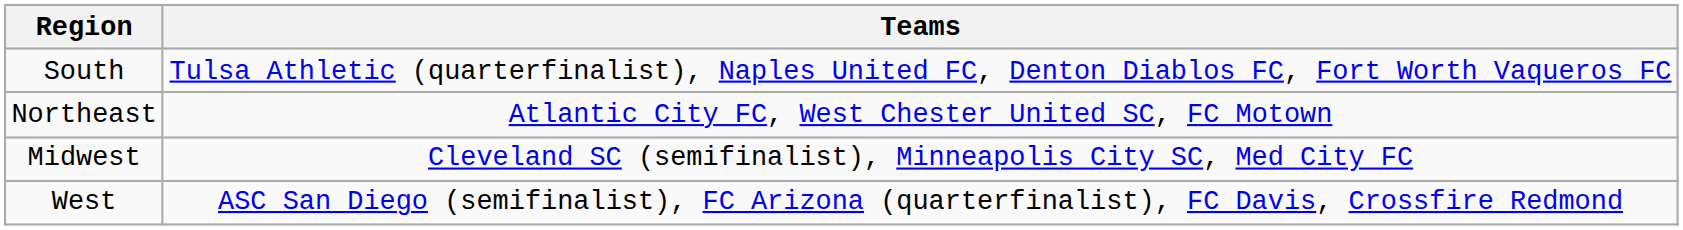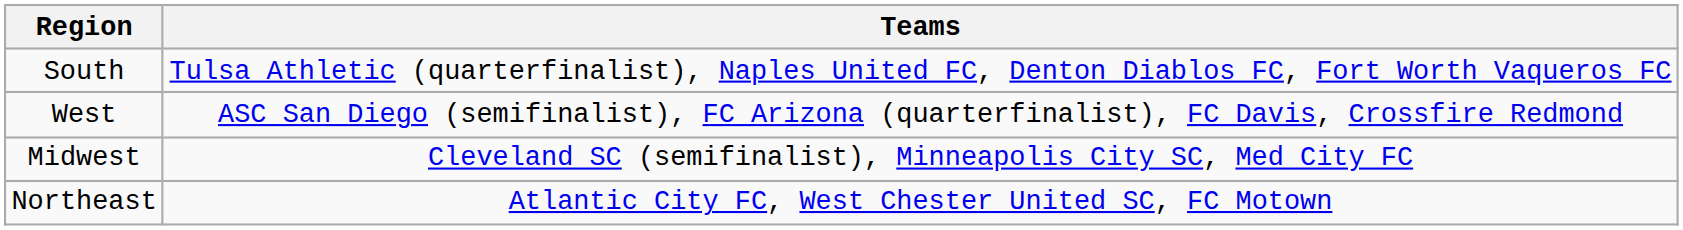rows swapped: (84, 202) <-> (84, 115)
